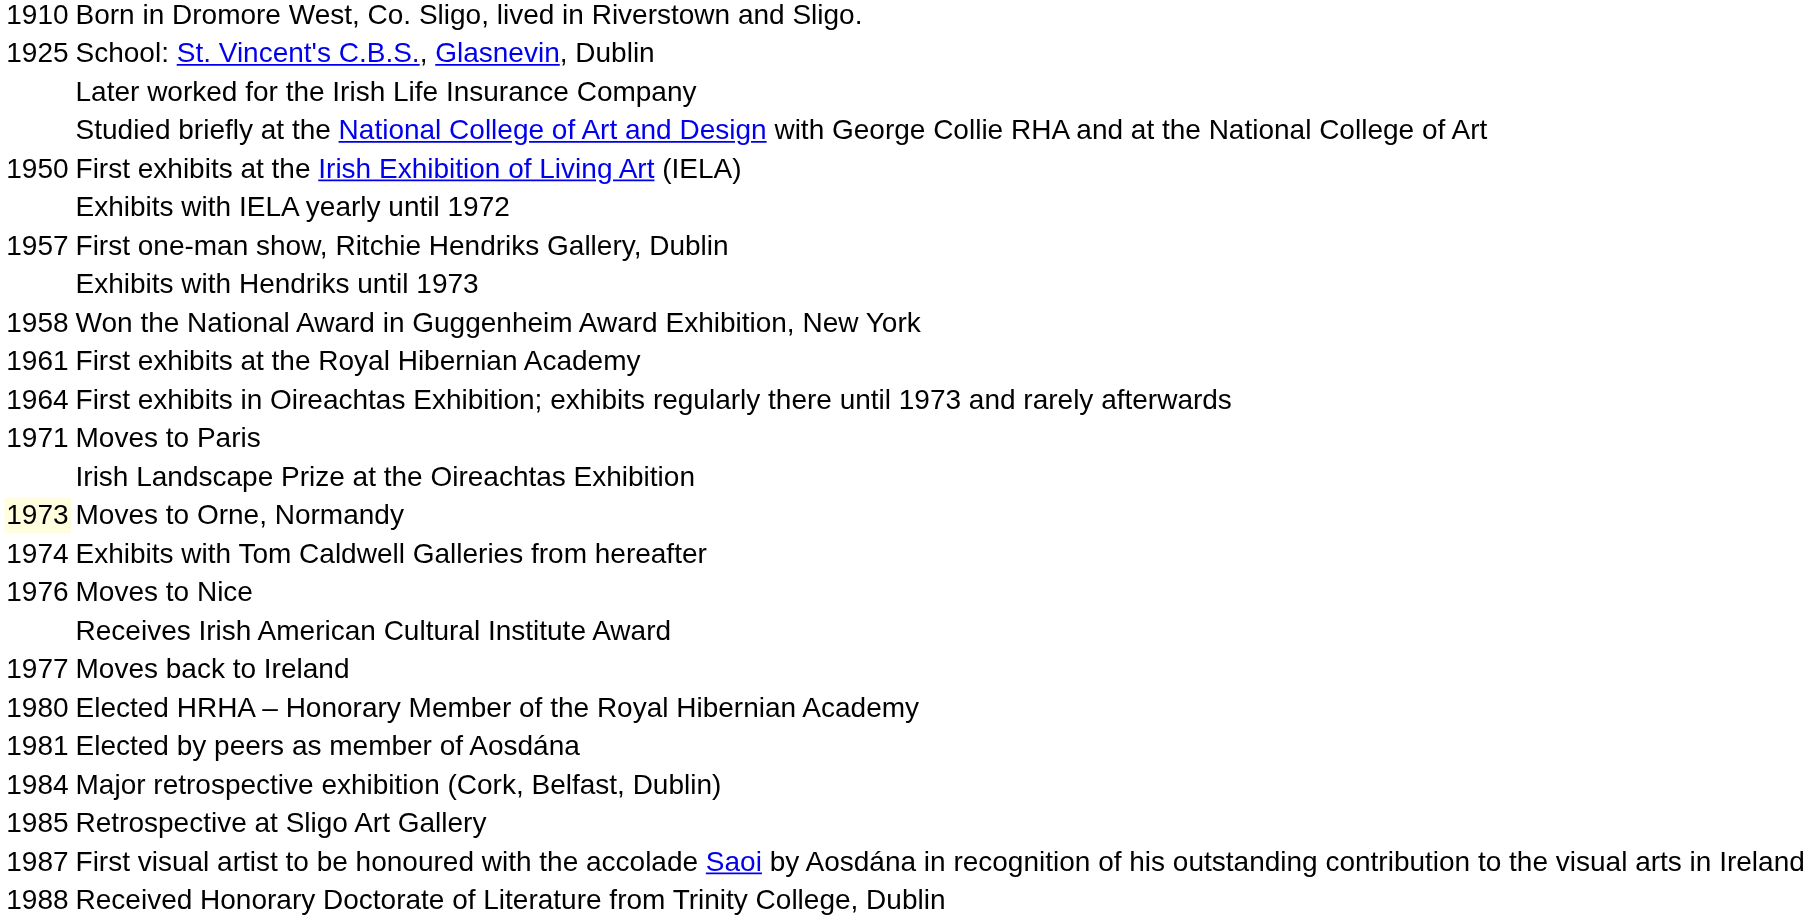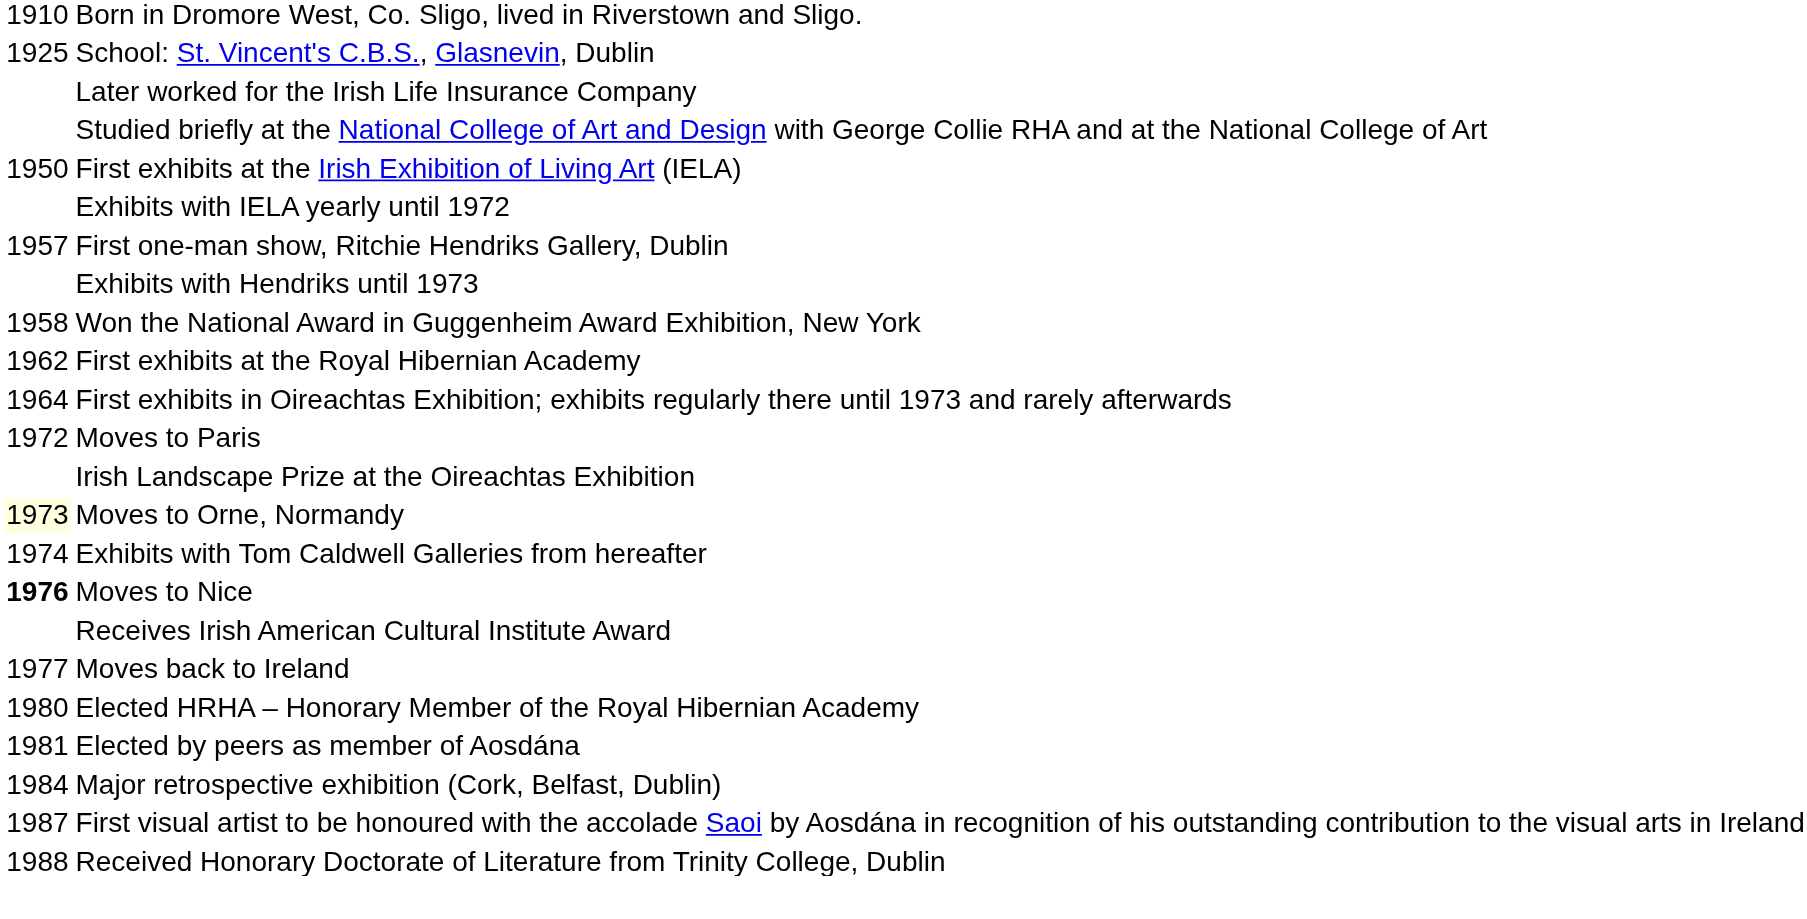(37, 361) 1961 -> (37, 361) 1962
(37, 438) 1971 -> (37, 438) 1972
(37, 592) normal -> (37, 592) bold
- row: (281, 823)
